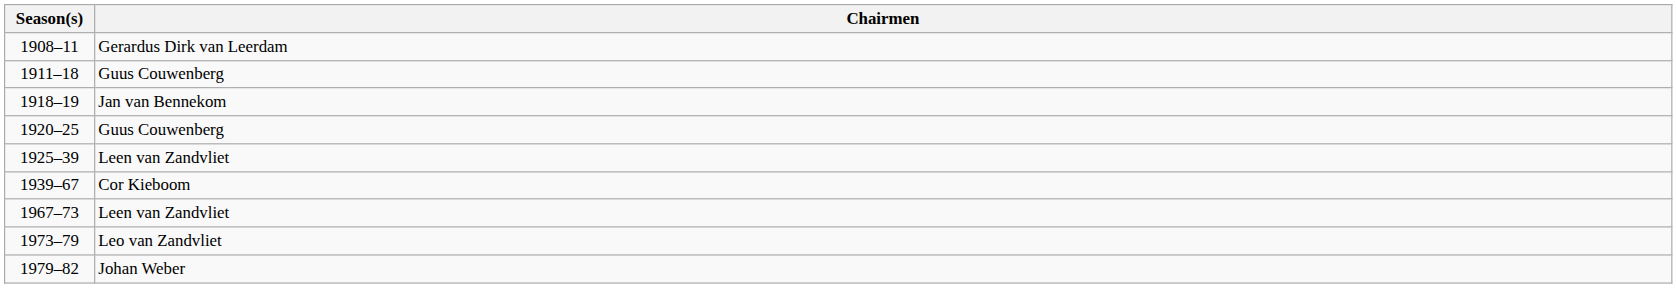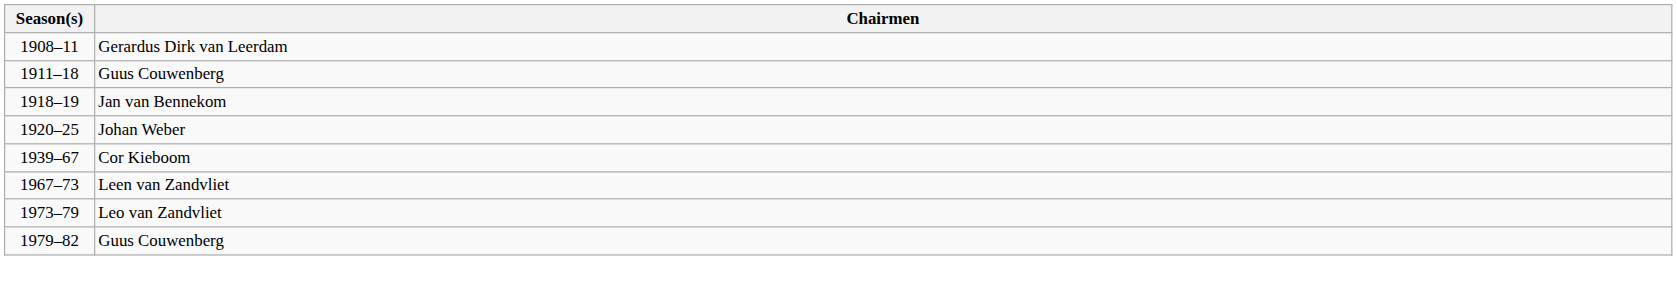(161, 129) Guus Couwenberg -> (142, 129) Johan Weber
- row: (49, 157)
(142, 268) Johan Weber -> (161, 241) Guus Couwenberg
